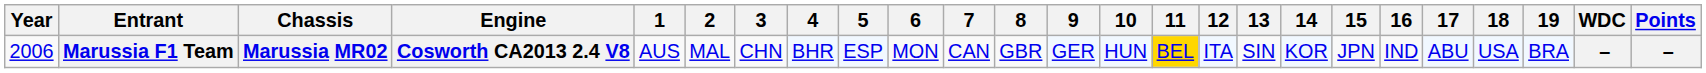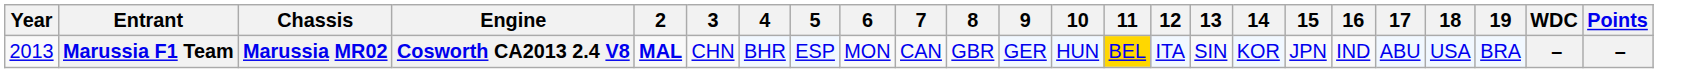- column: (659, 20)
(32, 51) 2006 -> (32, 51) 2013
(710, 51) normal -> (661, 51) bold
